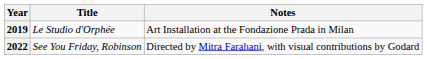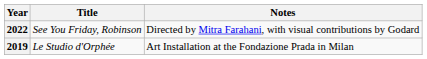rows swapped: (17, 29) <-> (17, 46)
